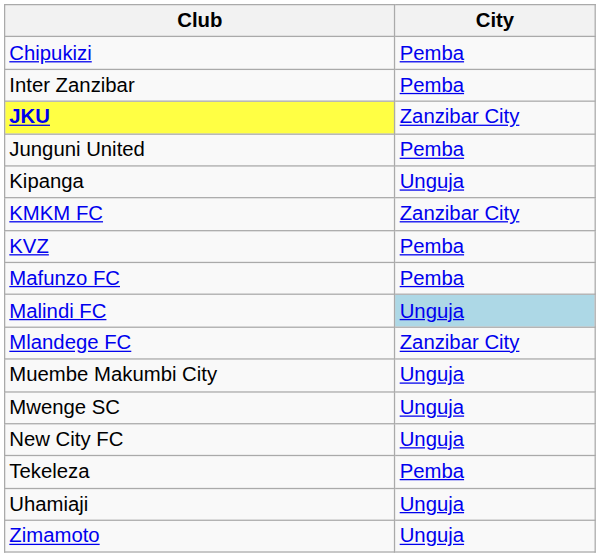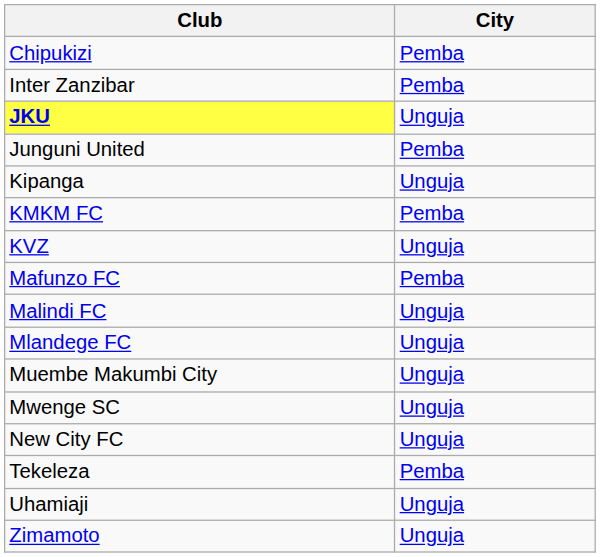(460, 117) Zanzibar City -> (432, 117) Unguja
(460, 213) Zanzibar City -> (432, 213) Pemba
(432, 246) Pemba -> (432, 246) Unguja
(432, 310) lightblue background -> (432, 310) no background
(460, 342) Zanzibar City -> (432, 342) Unguja
